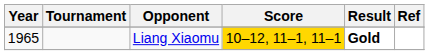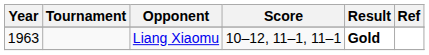(23, 38) 1965 -> (23, 38) 1963
(283, 38) gold background -> (283, 38) no background
